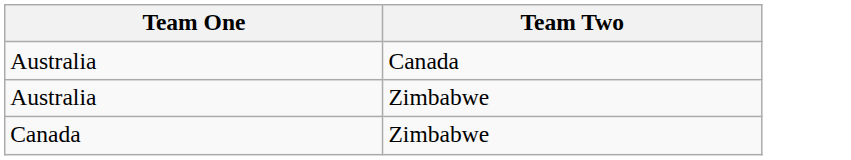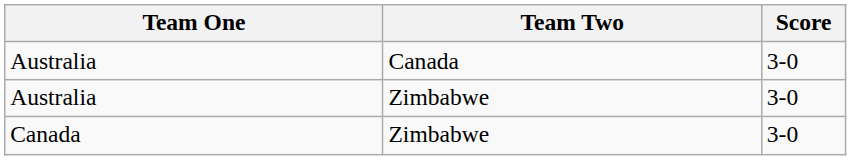+ column: (804, 23)
